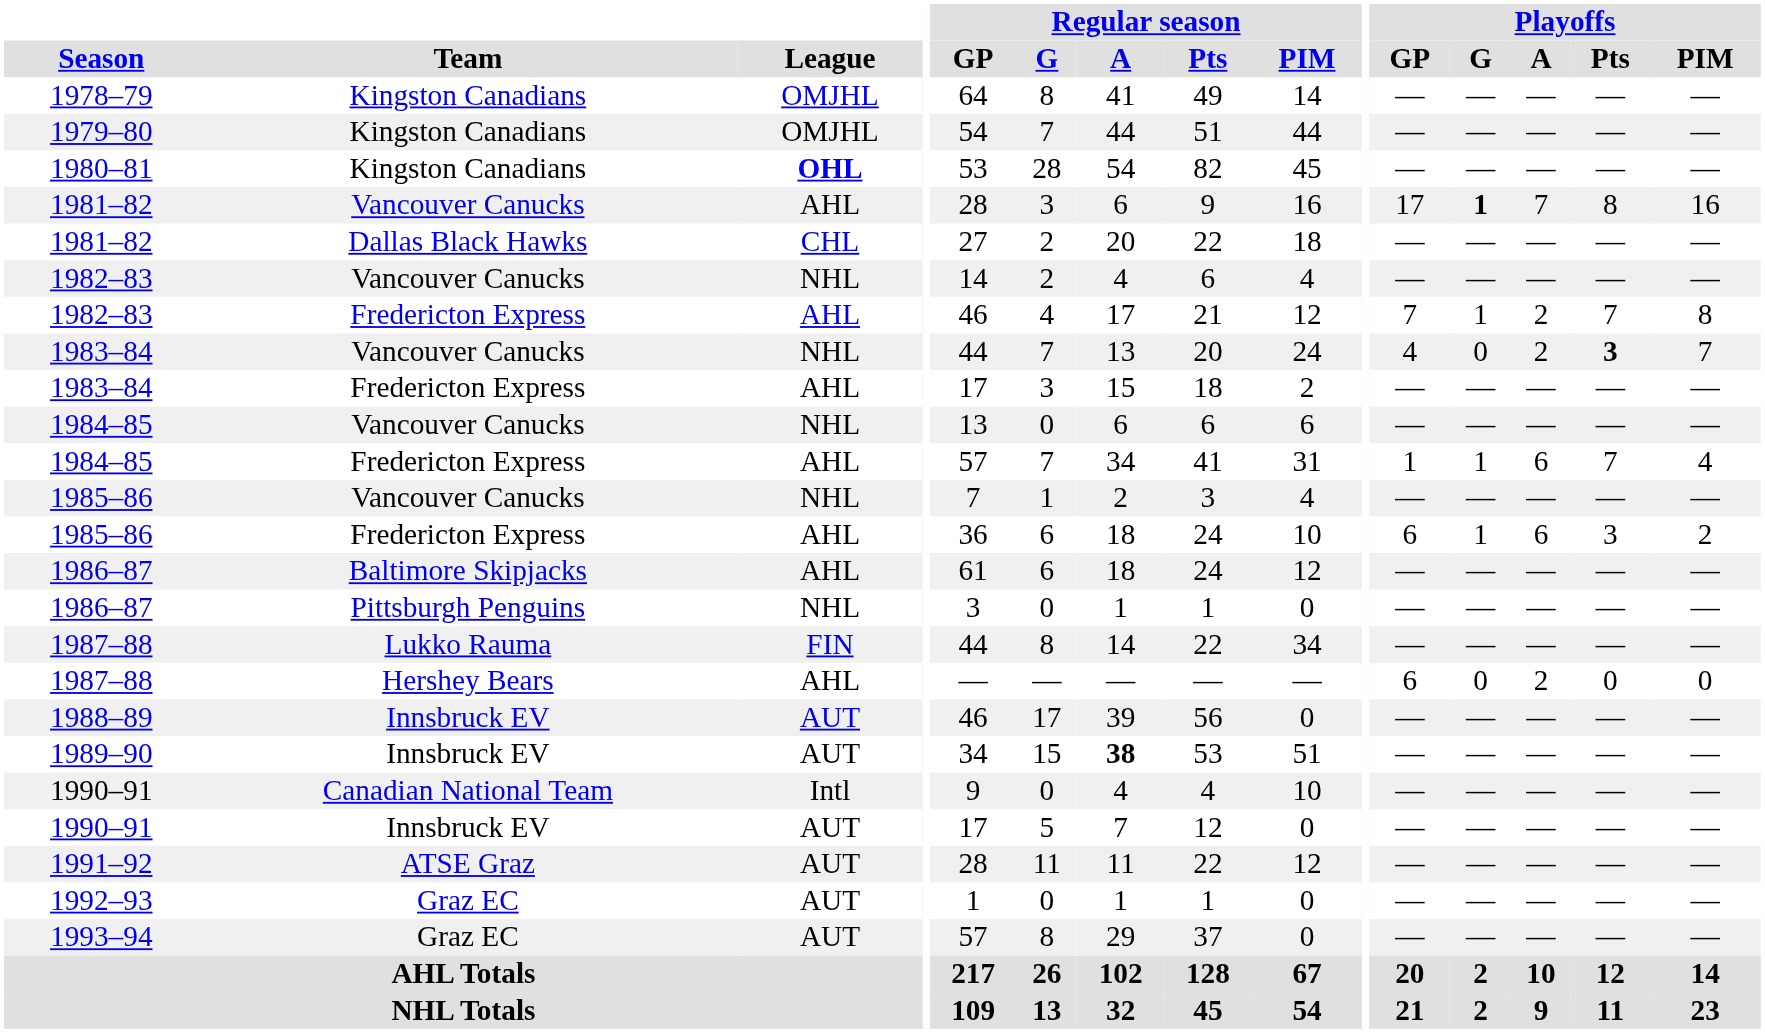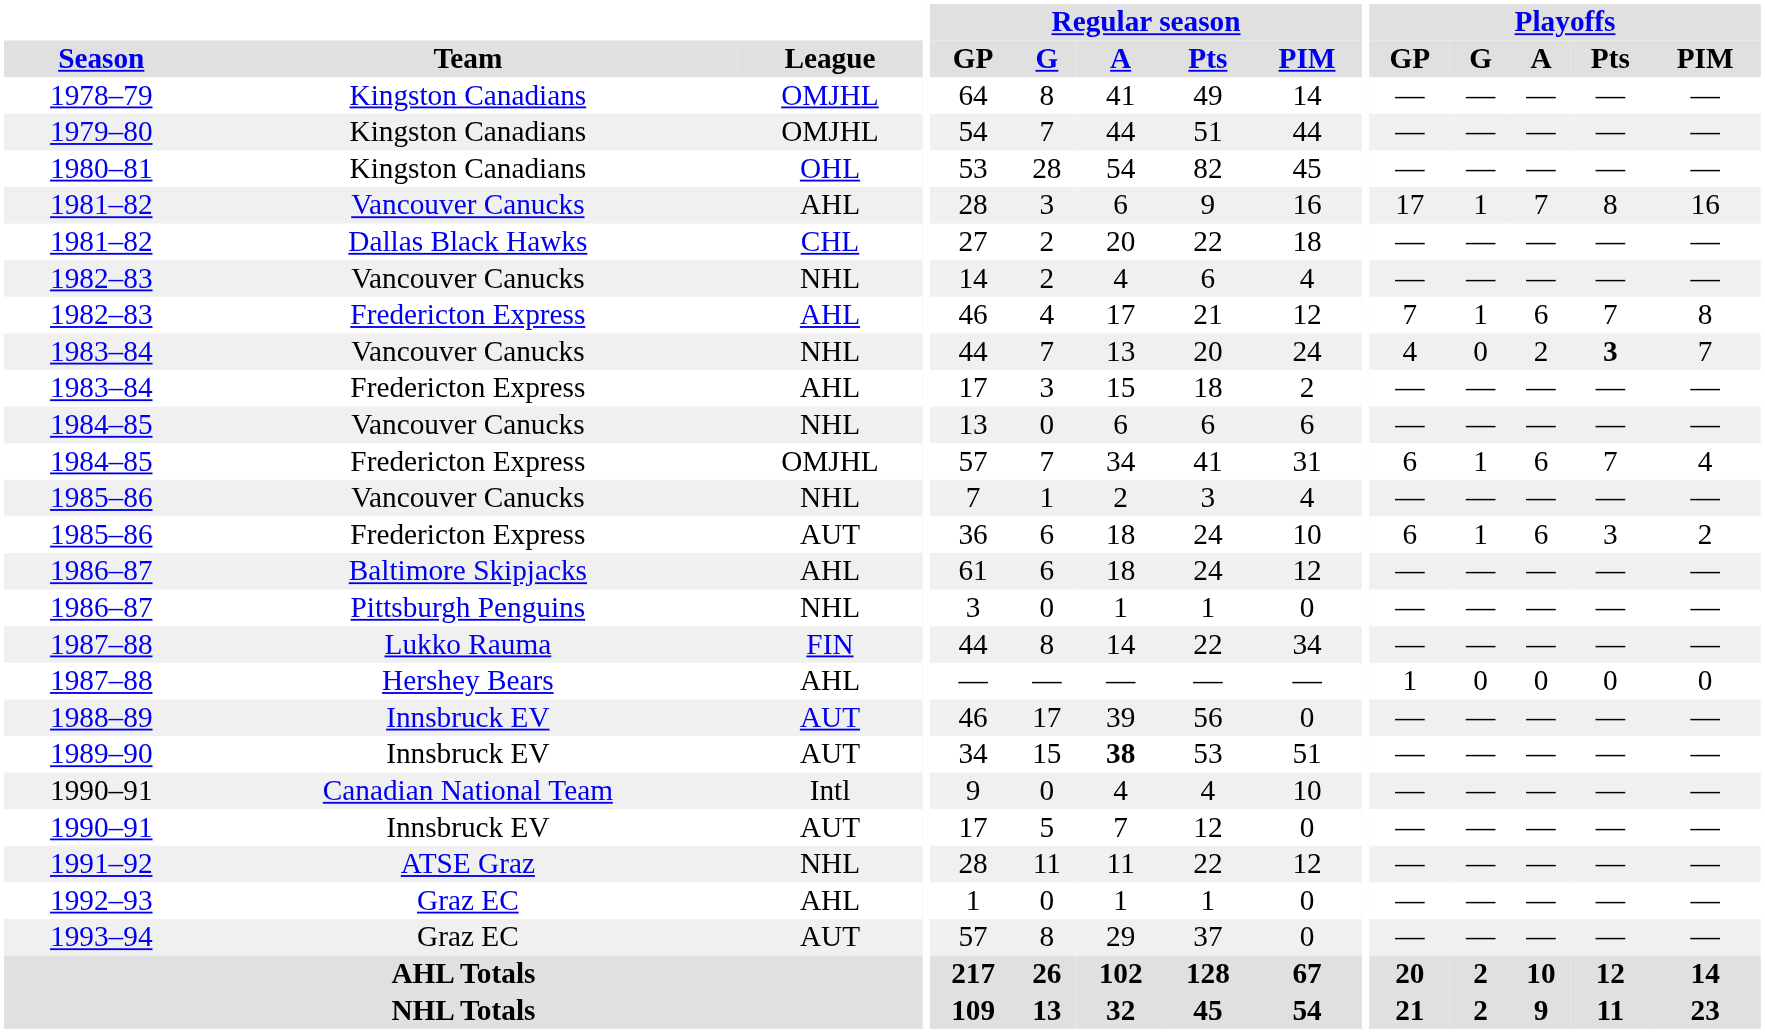(830, 168) bold -> (830, 168) normal
(1481, 204) bold -> (1481, 204) normal
(1541, 314) 2 -> (1541, 314) 6
(830, 461) AHL -> (830, 461) OMJHL
(1410, 461) 1 -> (1410, 461) 6
(830, 534) AHL -> (830, 534) AUT
(1410, 680) 6 -> (1410, 680) 1
(1541, 680) 2 -> (1541, 680) 0
(830, 863) AUT -> (830, 863) NHL
(830, 900) AUT -> (830, 900) AHL
